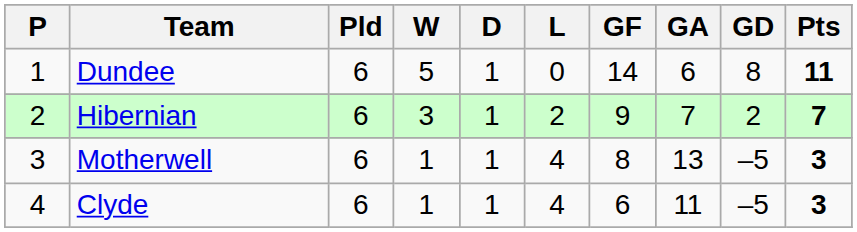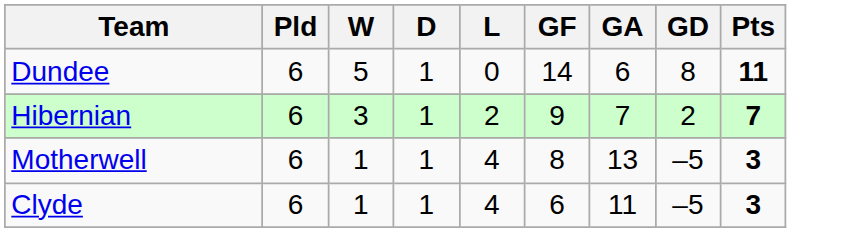- column: (38, 26)
